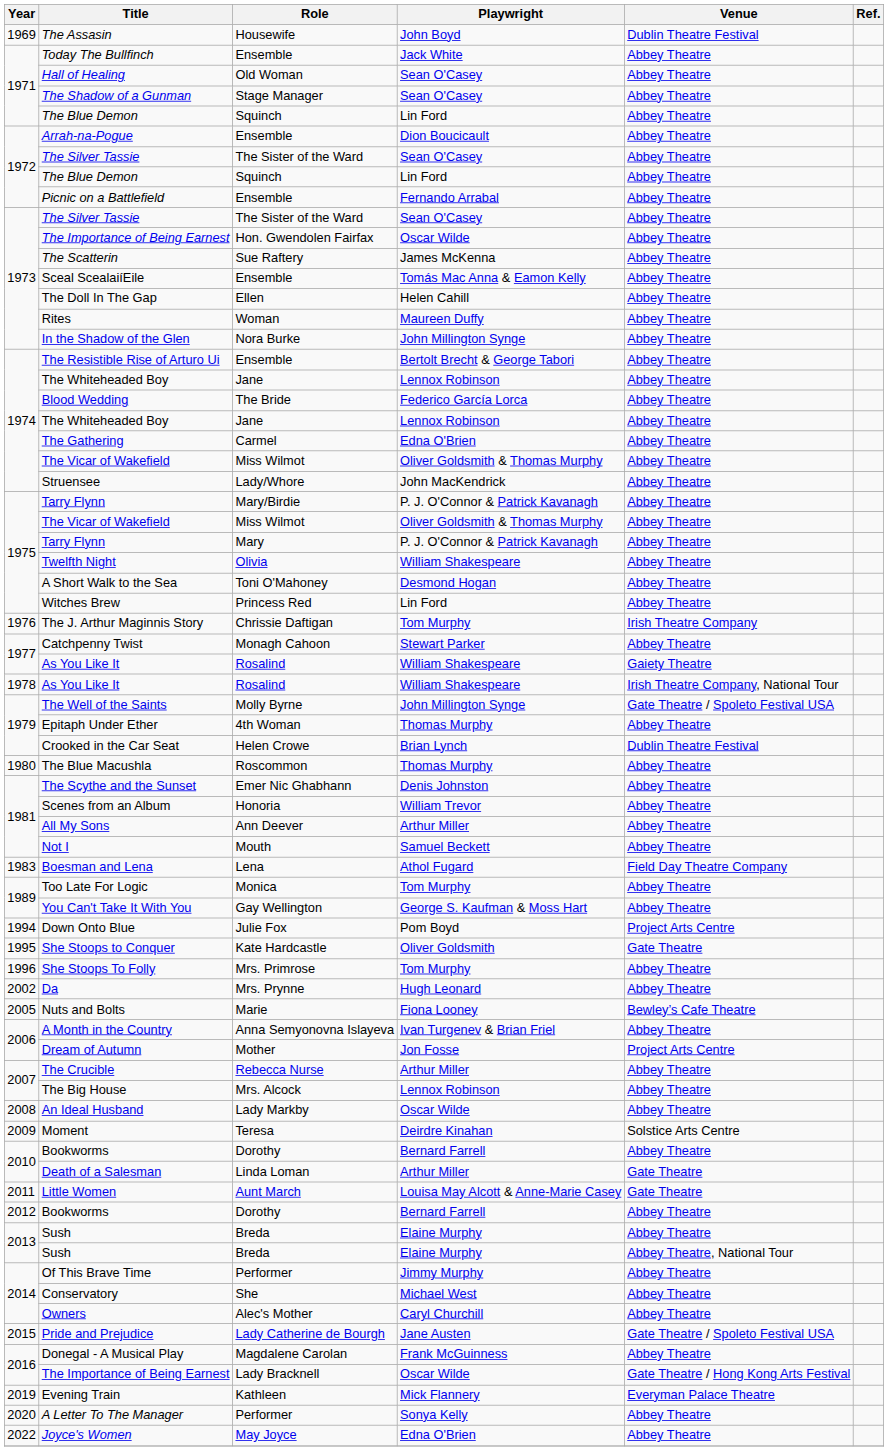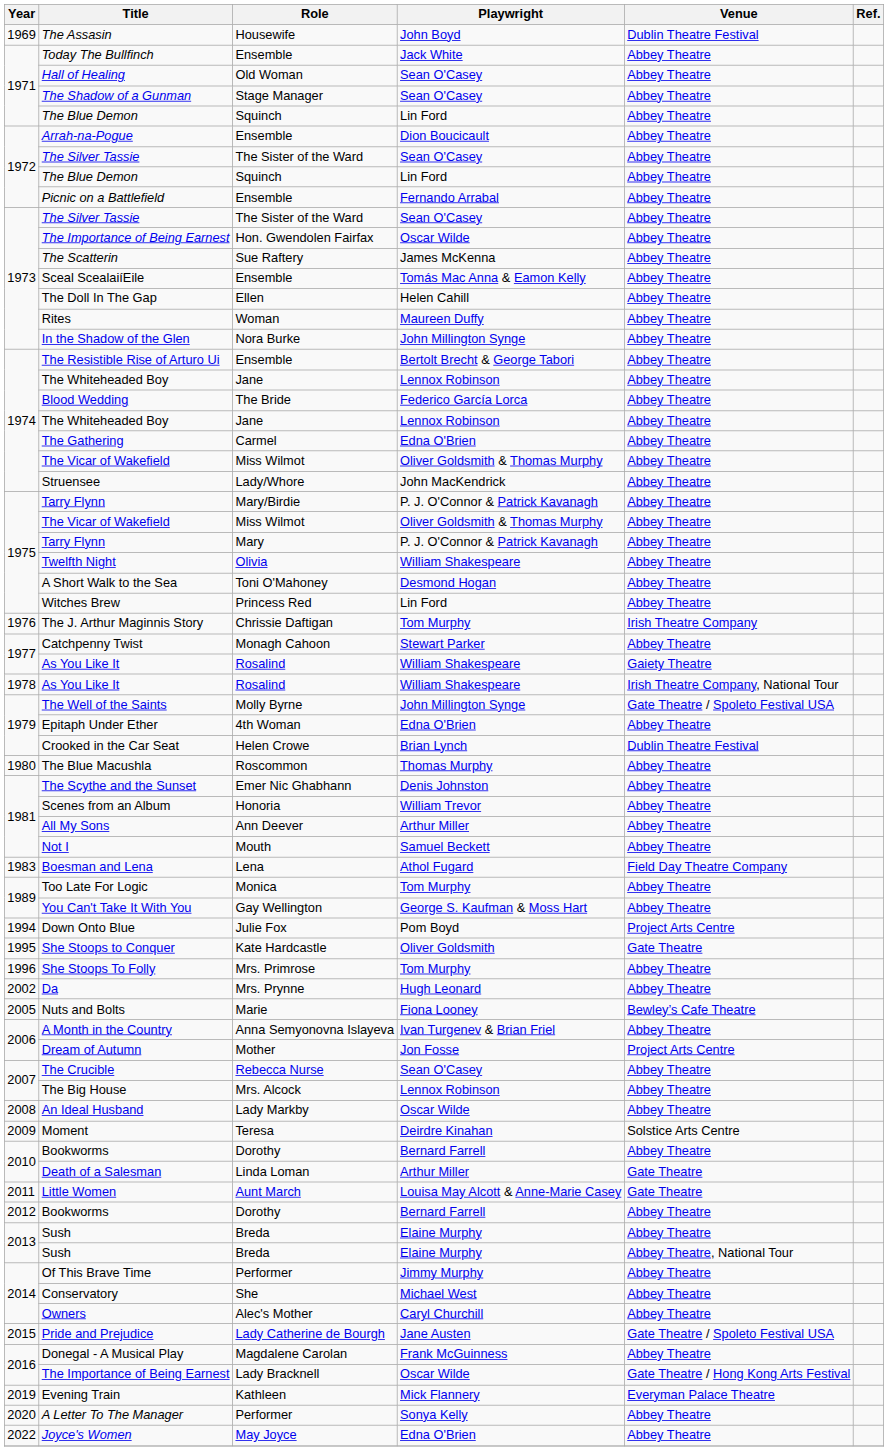(446, 725) Thomas Murphy -> (438, 725) Edna O'Brien
(435, 1070) Arthur Miller -> (441, 1070) Sean O'Casey
